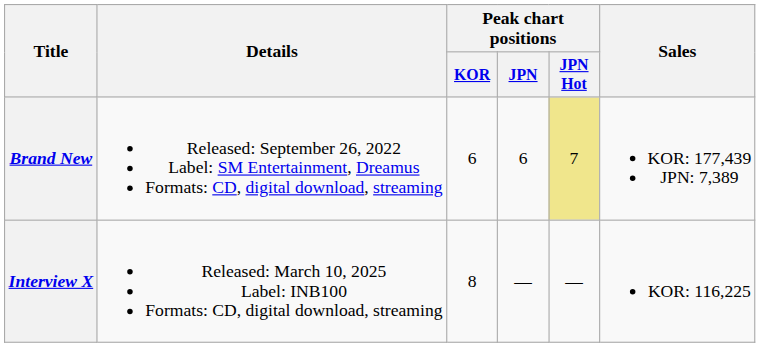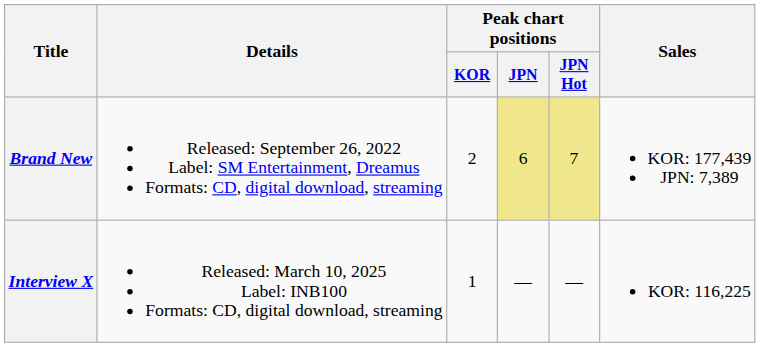(472, 158) 6 -> (472, 158) 2
(523, 158) no background -> (523, 158) khaki background
(472, 280) 8 -> (472, 280) 1
